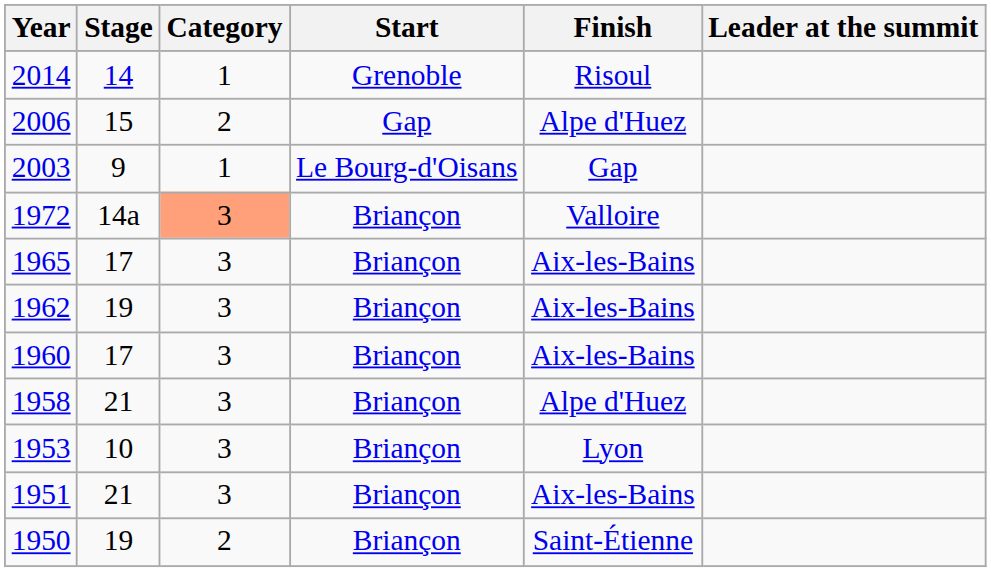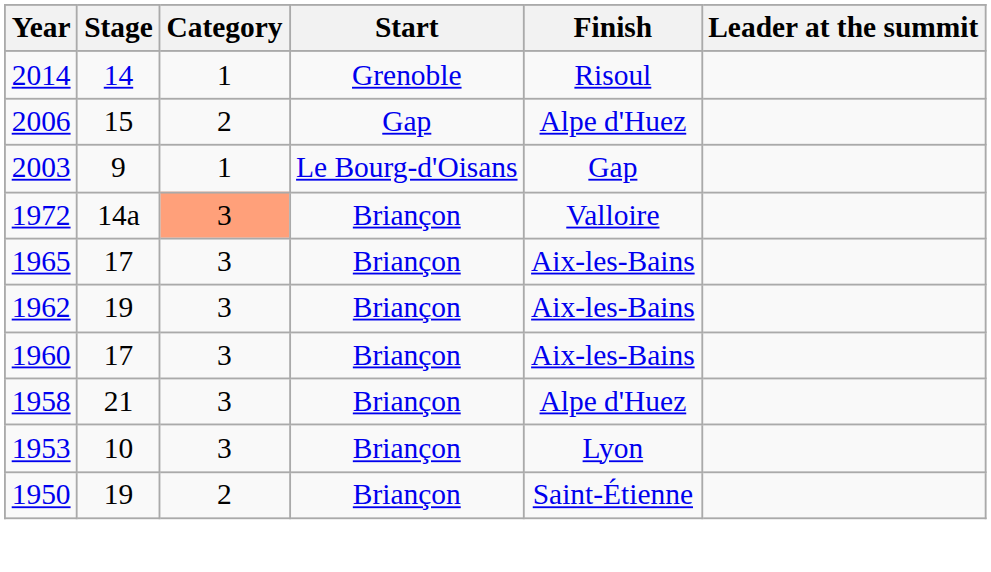- row: (41, 494)
